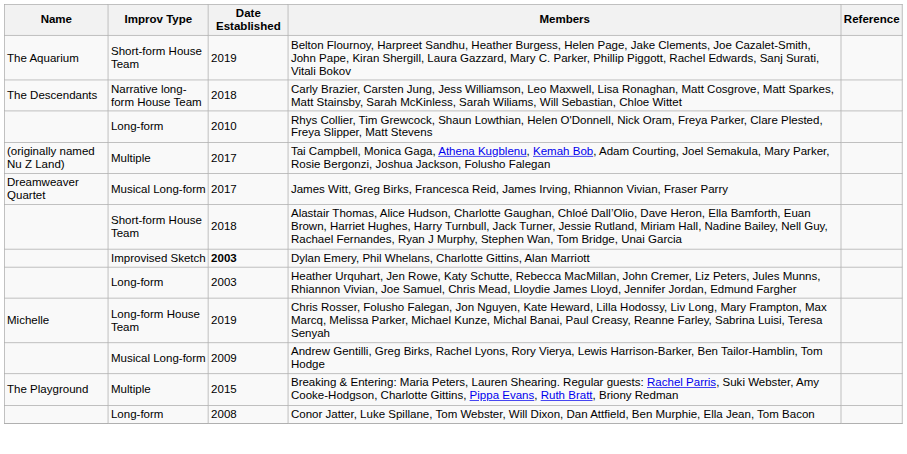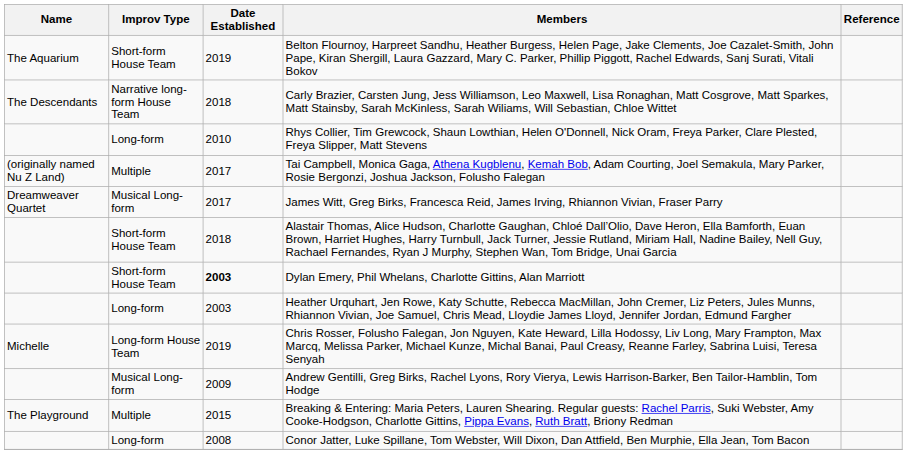(158, 258) Improvised Sketch -> (143, 277) Short-form House Team
